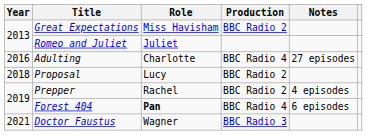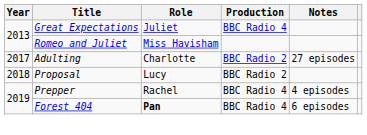(181, 28) Miss Havisham -> (161, 28) Juliet
(255, 28) BBC Radio 2 -> (255, 28) BBC Radio 4
(161, 44) Juliet -> (181, 44) Miss Havisham
(18, 59) 2016 -> (18, 59) 2017
(255, 59) BBC Radio 4 -> (255, 59) BBC Radio 2
(255, 91) BBC Radio 2 -> (255, 91) BBC Radio 4
- row: (75, 122)
